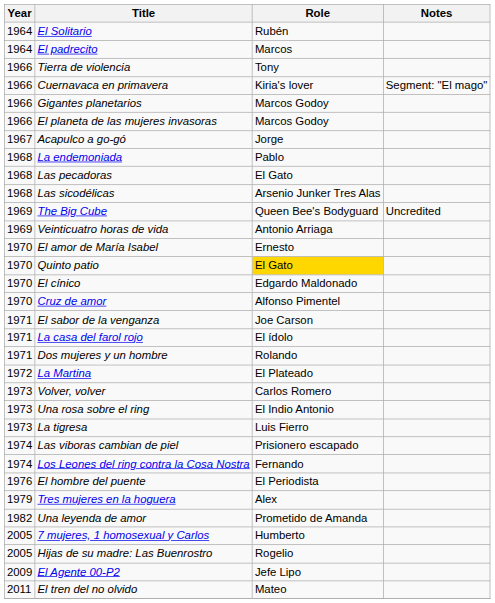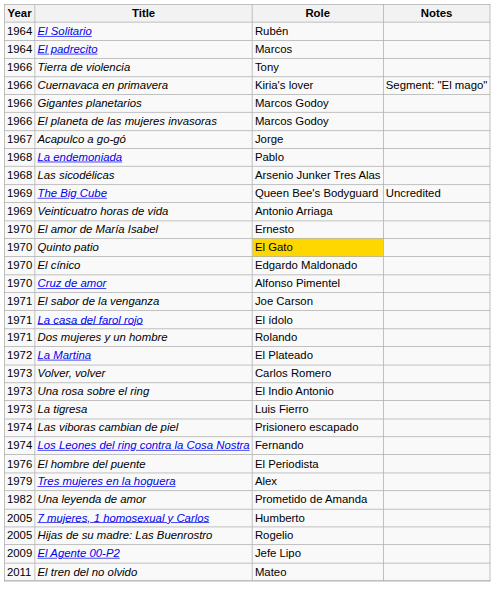- row: (75, 175)
